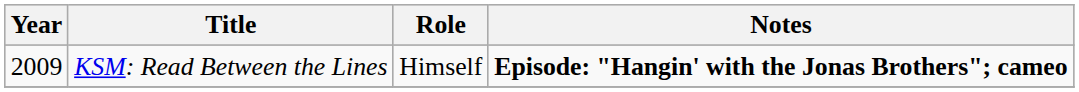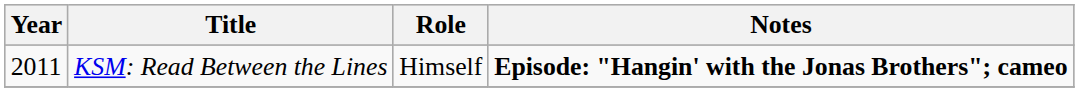(37, 65) 2009 -> (36, 65) 2011
